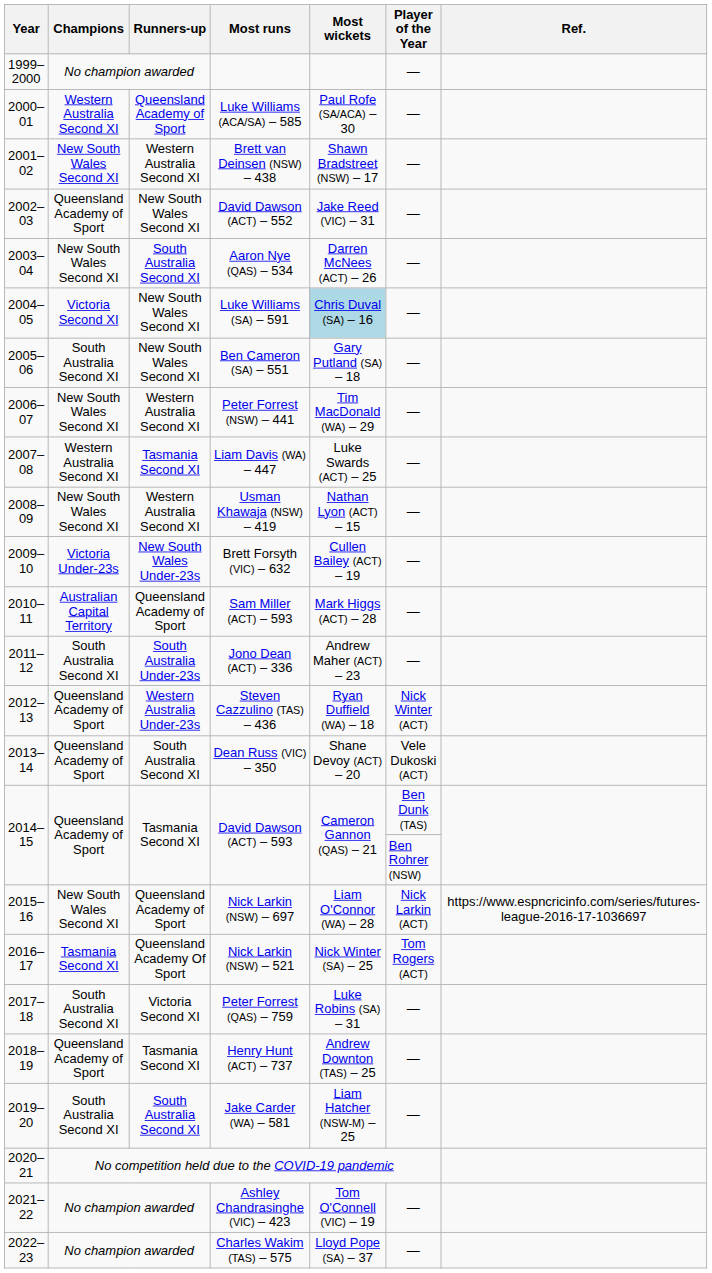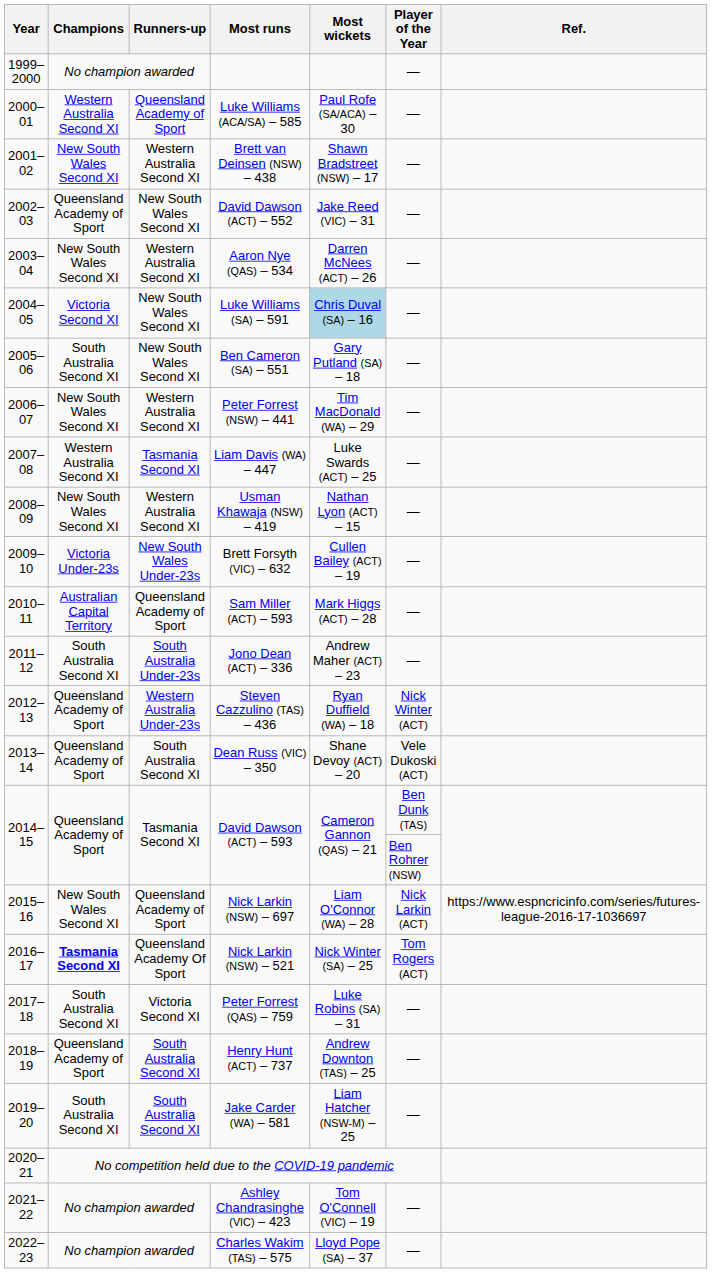(170, 263) South Australia Second XI -> (170, 263) Western Australia Second XI
(89, 959) normal -> (89, 959) bold
(170, 1058) Tasmania Second XI -> (170, 1058) South Australia Second XI
